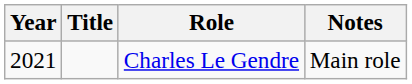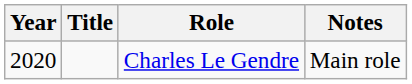(33, 59) 2021 -> (33, 59) 2020
